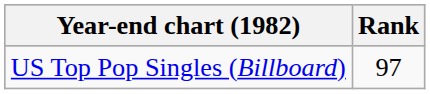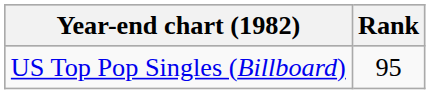(389, 66) 97 -> (389, 66) 95
